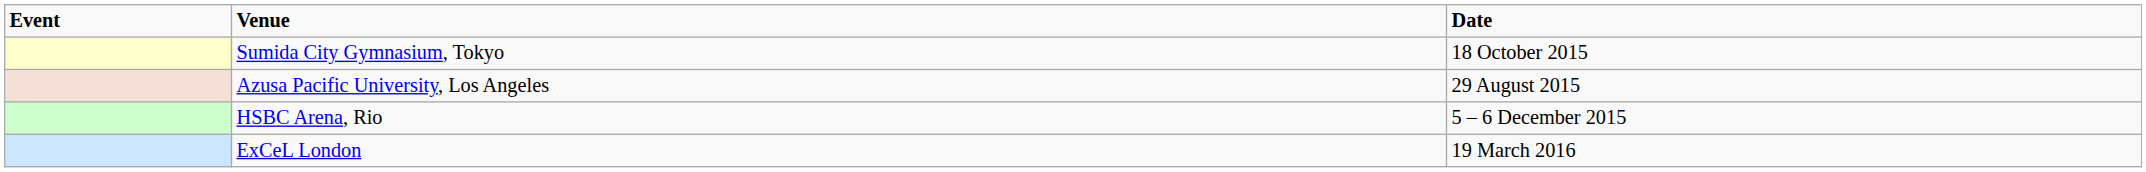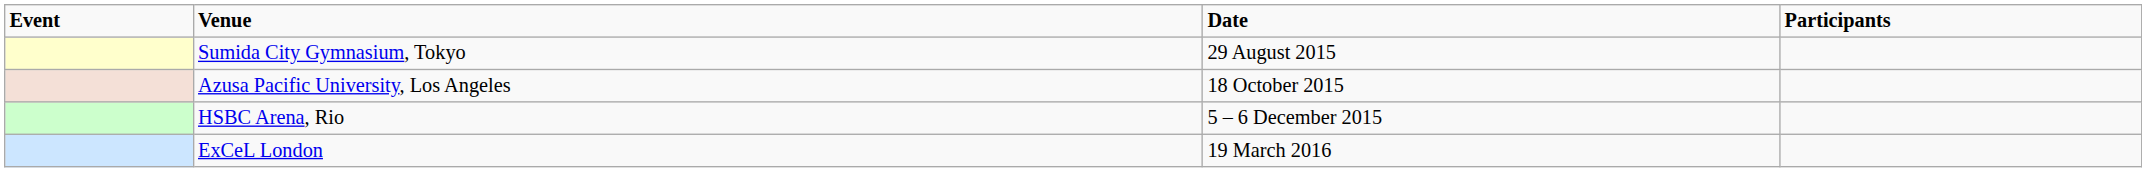+ column: (1838, 20)
(1520, 53) 18 October 2015 -> (1272, 53) 29 August 2015
(1516, 85) 29 August 2015 -> (1276, 85) 18 October 2015
